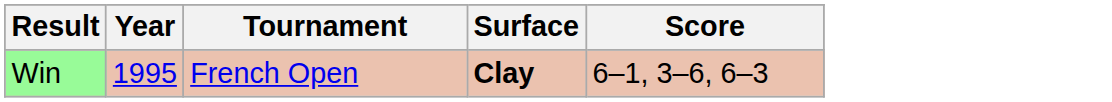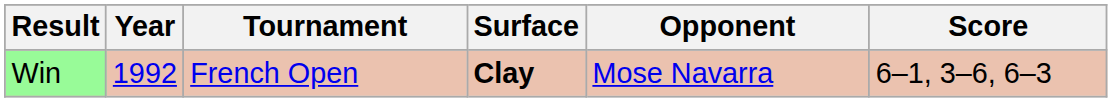+ column: (727, 27)
(145, 73) 1995 -> (145, 73) 1992
